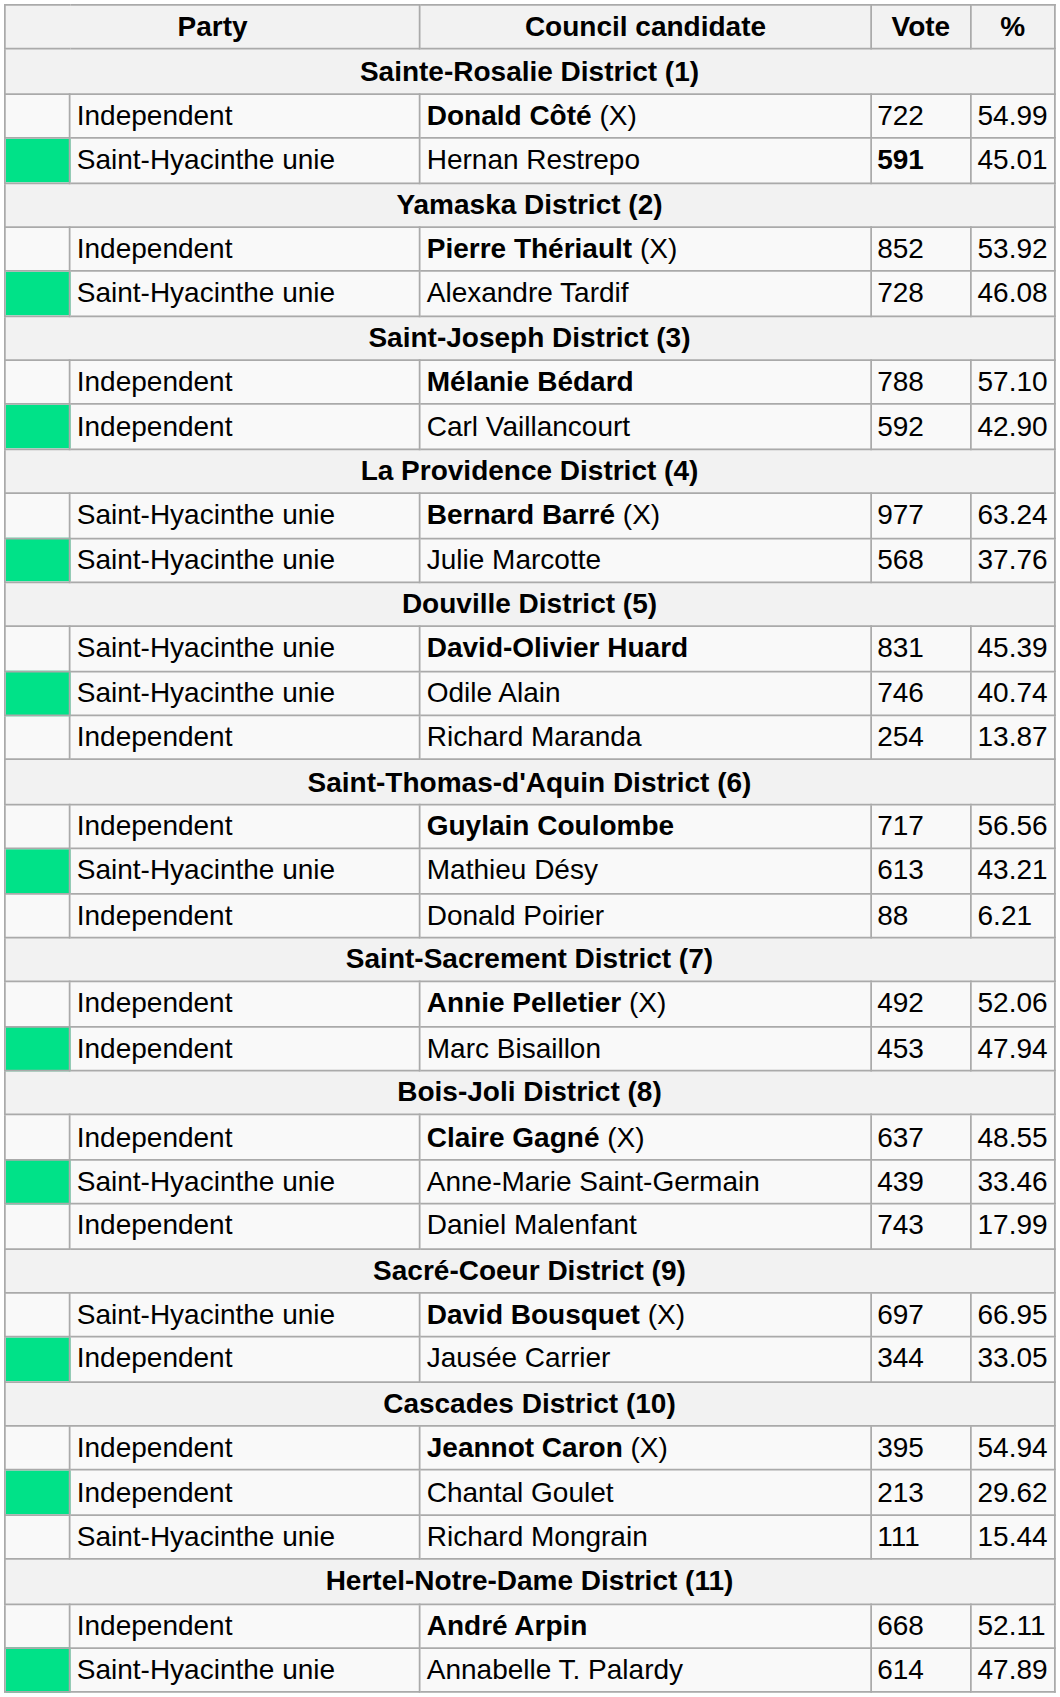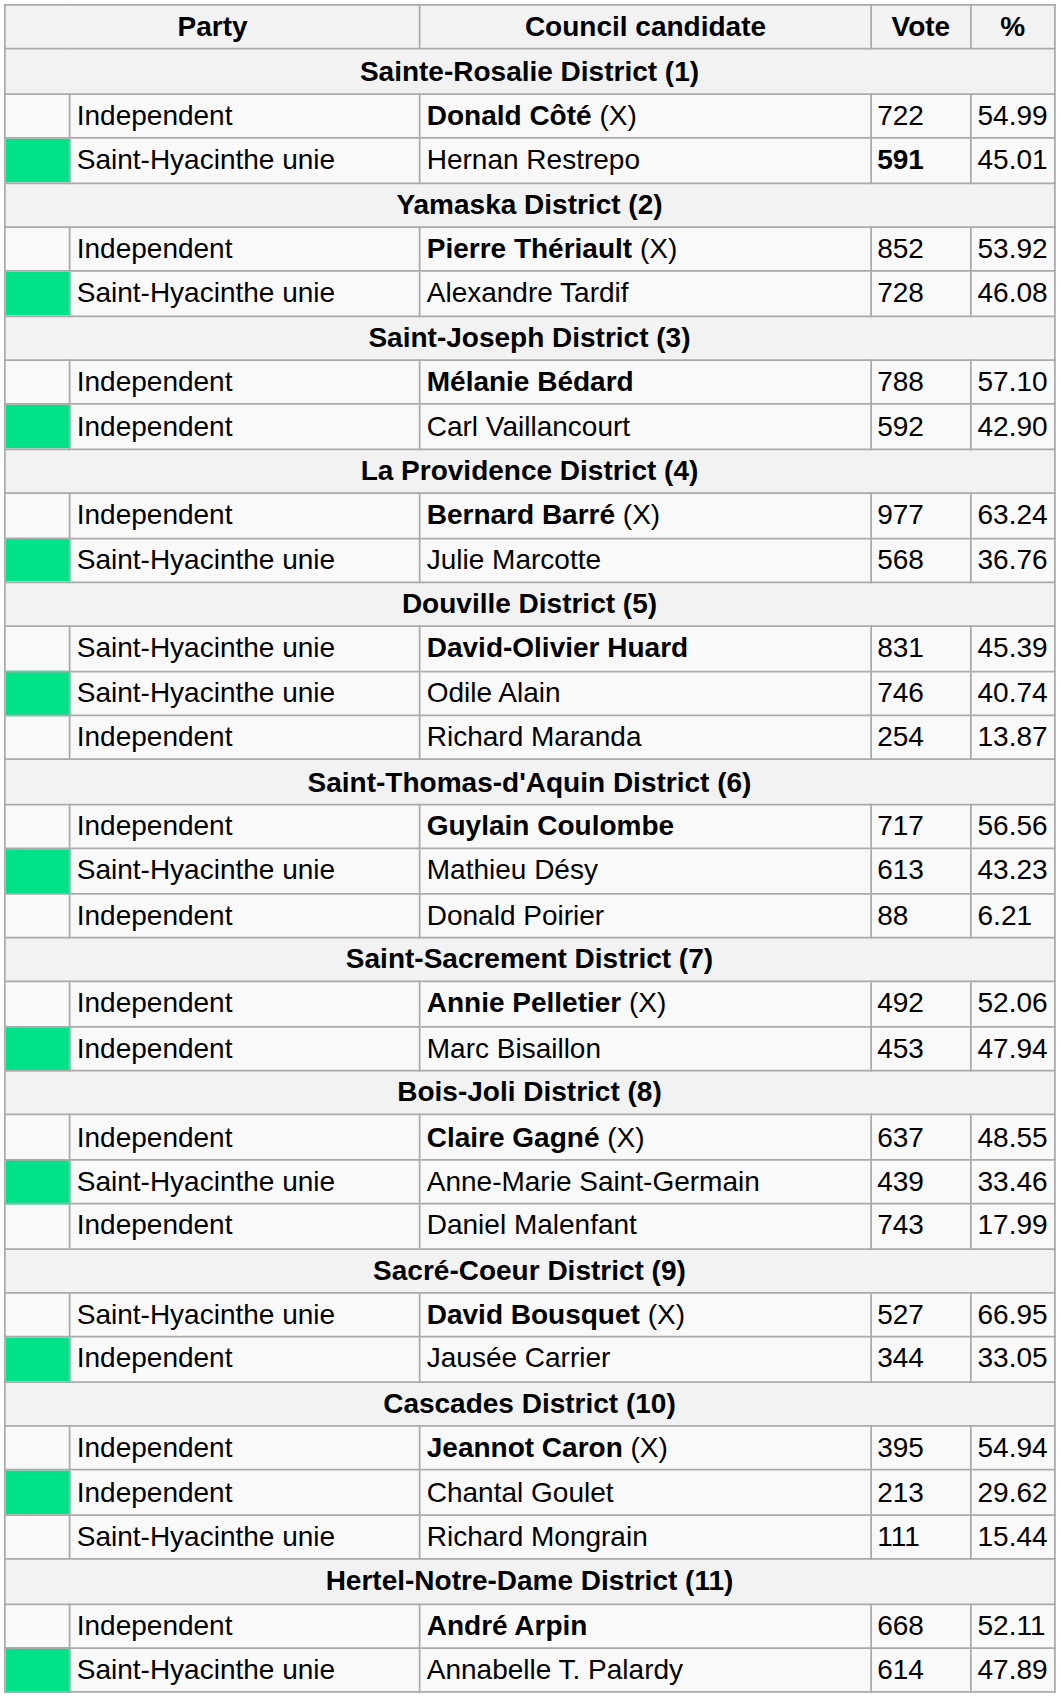(206, 515) Saint-Hyacinthe unie -> (155, 515) Independent
(1013, 559) 37.76 -> (1013, 559) 36.76
(1013, 870) 43.21 -> (1013, 870) 43.23
(901, 1314) 697 -> (901, 1314) 527
